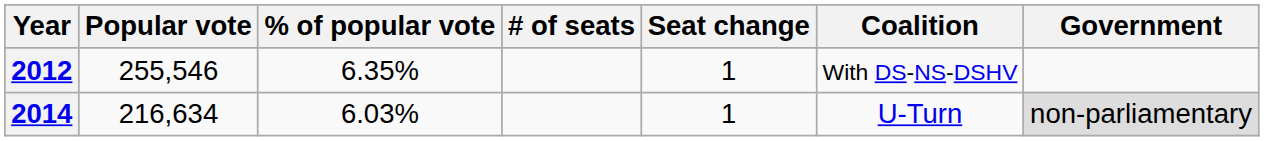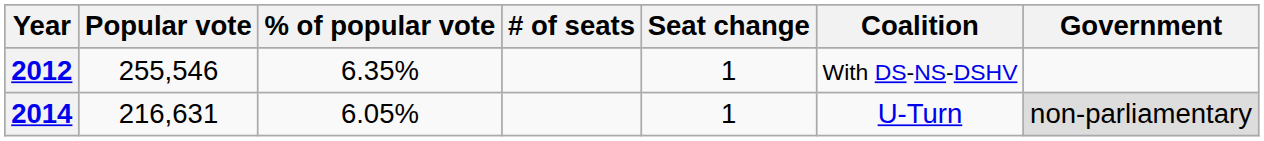(168, 113) 216,634 -> (168, 113) 216,631
(380, 113) 6.03% -> (380, 113) 6.05%
